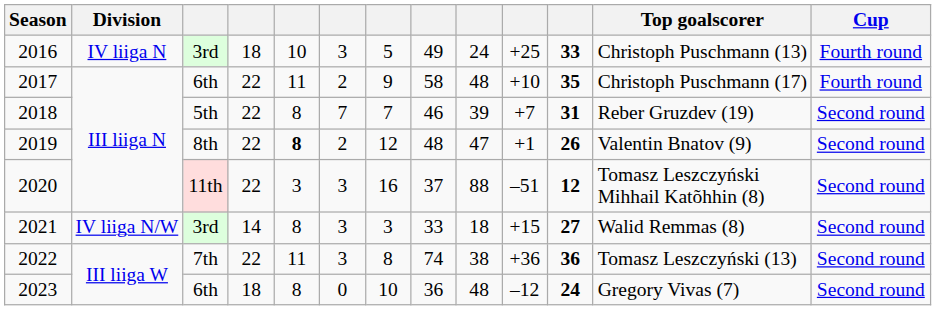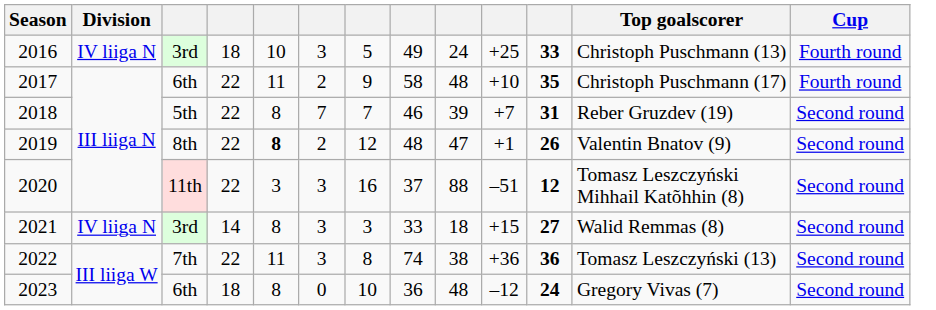(127, 227) IV liiga N/W -> (117, 227) IV liiga N
